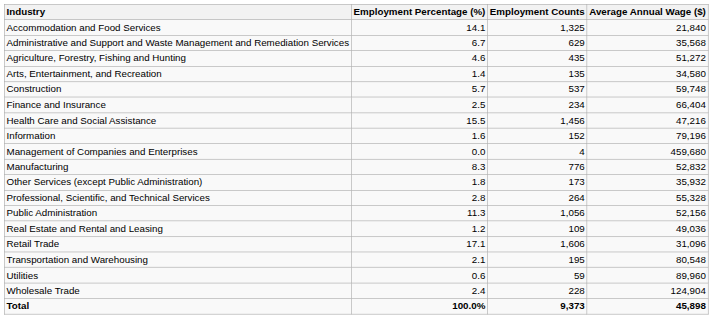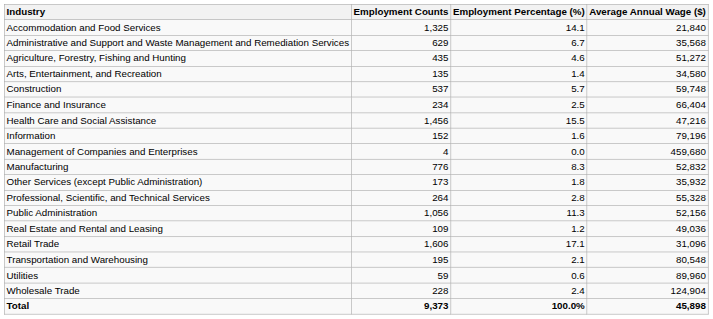columns swapped: (537, 12) <-> (419, 12)
